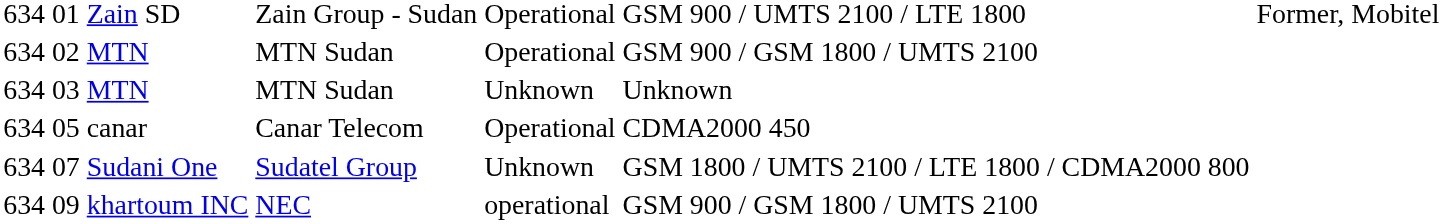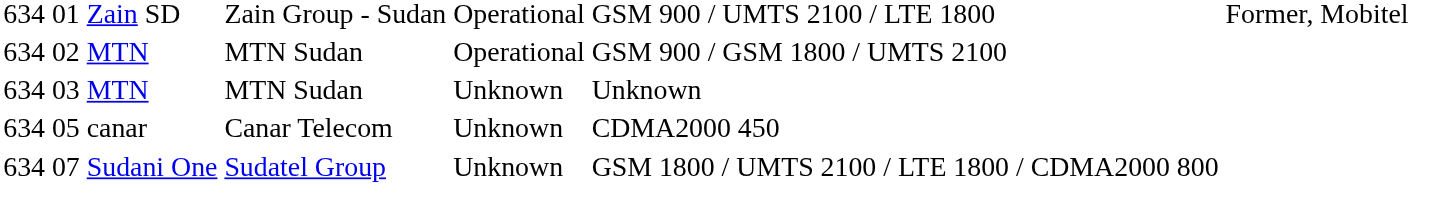(550, 128) Operational -> (508, 128) Unknown
- row: (66, 204)
